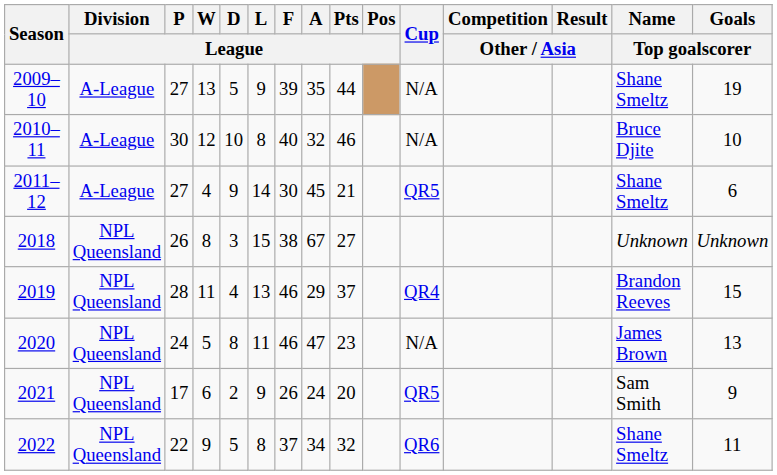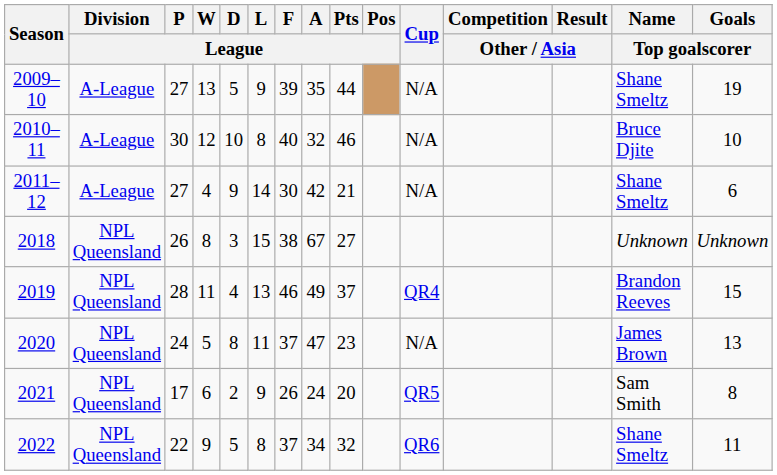(316, 190) 45 -> (316, 190) 42
(422, 190) QR5 -> (422, 190) N/A
(316, 292) 29 -> (316, 292) 49
(288, 342) 46 -> (288, 342) 37
(732, 393) 9 -> (732, 393) 8
